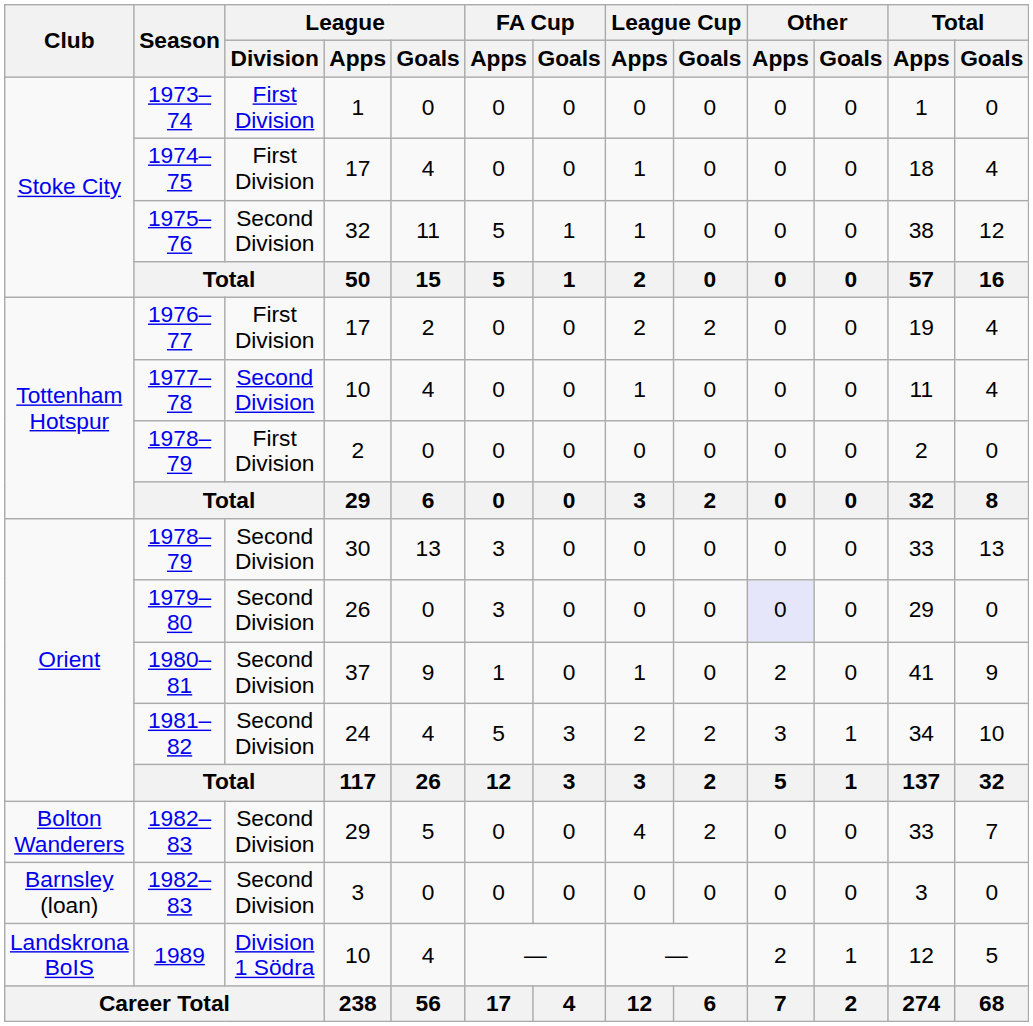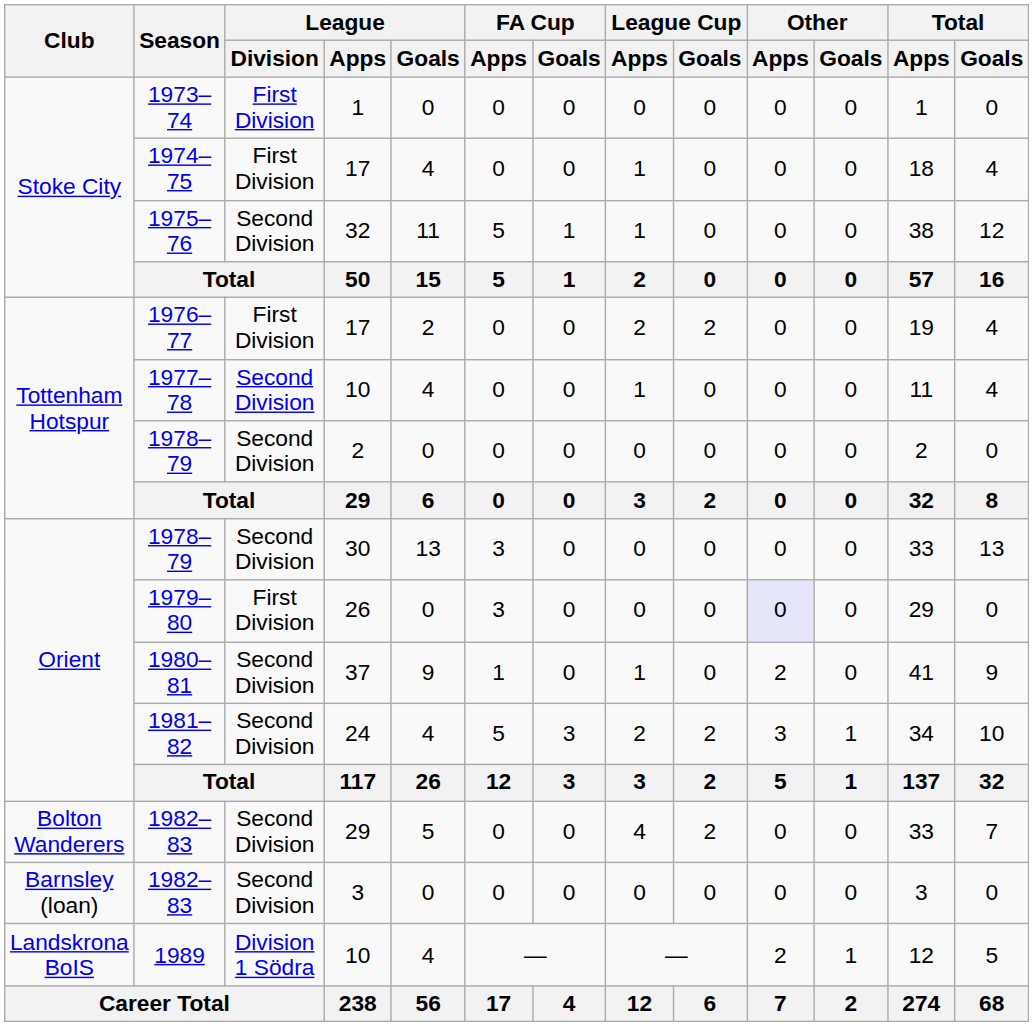(275, 451) First Division -> (275, 451) Second Division
(275, 610) Second Division -> (275, 610) First Division
